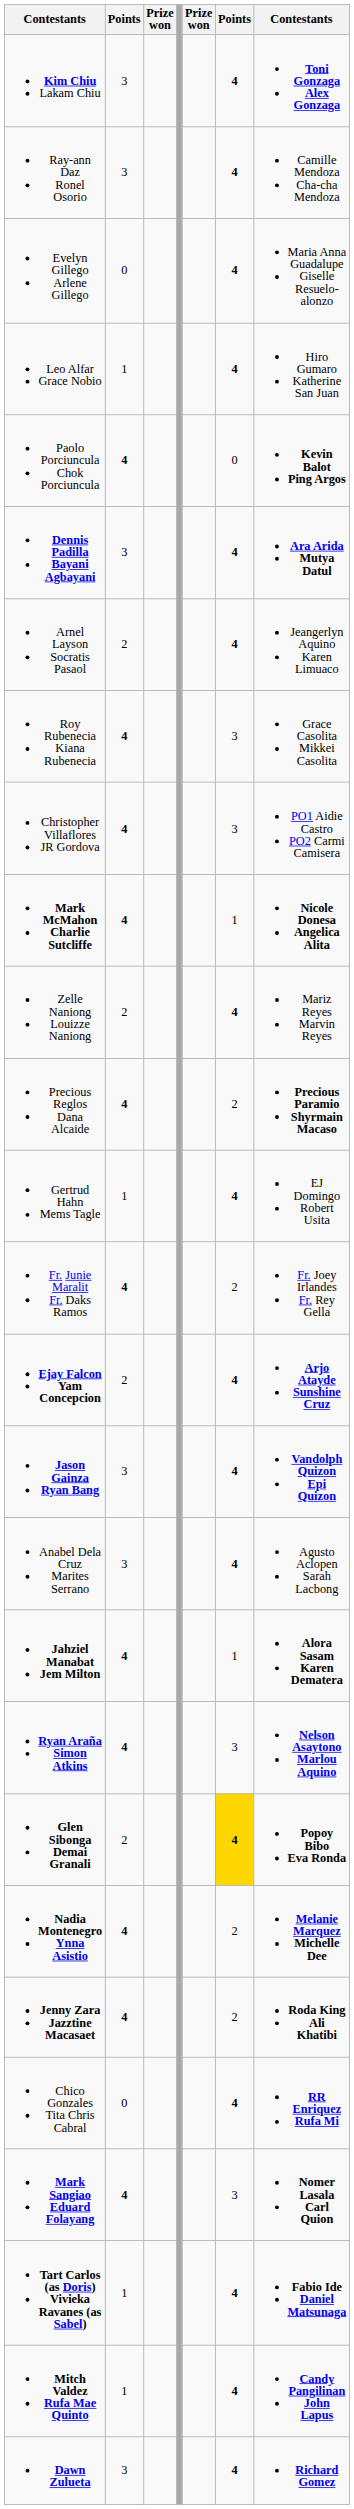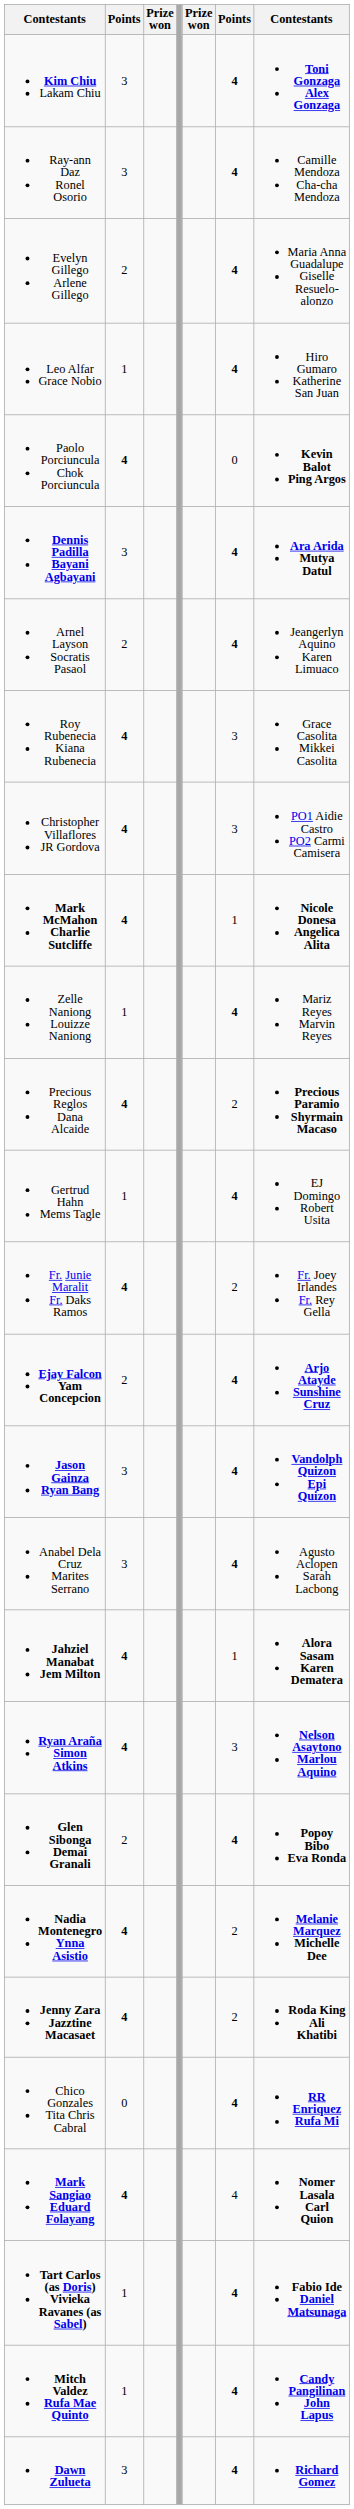(124, 270) 0 -> (124, 270) 2
(124, 1012) 2 -> (124, 1012) 1
(235, 1839) gold background -> (235, 1839) no background
(235, 2194) 3 -> (235, 2194) 4
